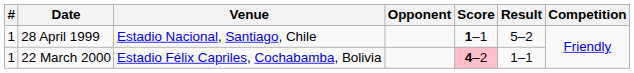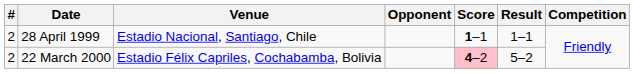(11, 36) 1 -> (11, 36) 2
(521, 36) 5–2 -> (521, 36) 1–1
(11, 57) 1 -> (11, 57) 2
(521, 57) 1–1 -> (521, 57) 5–2
